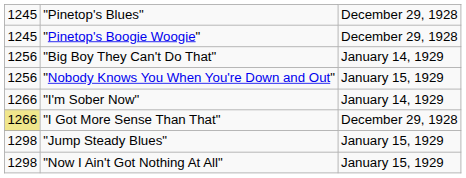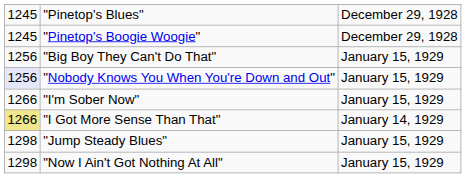(392, 57) January 14, 1929 -> (392, 57) January 15, 1929
(22, 78) no background -> (22, 78) lavender background
(392, 99) January 14, 1929 -> (392, 99) January 15, 1929
(399, 120) December 29, 1928 -> (392, 120) January 14, 1929
